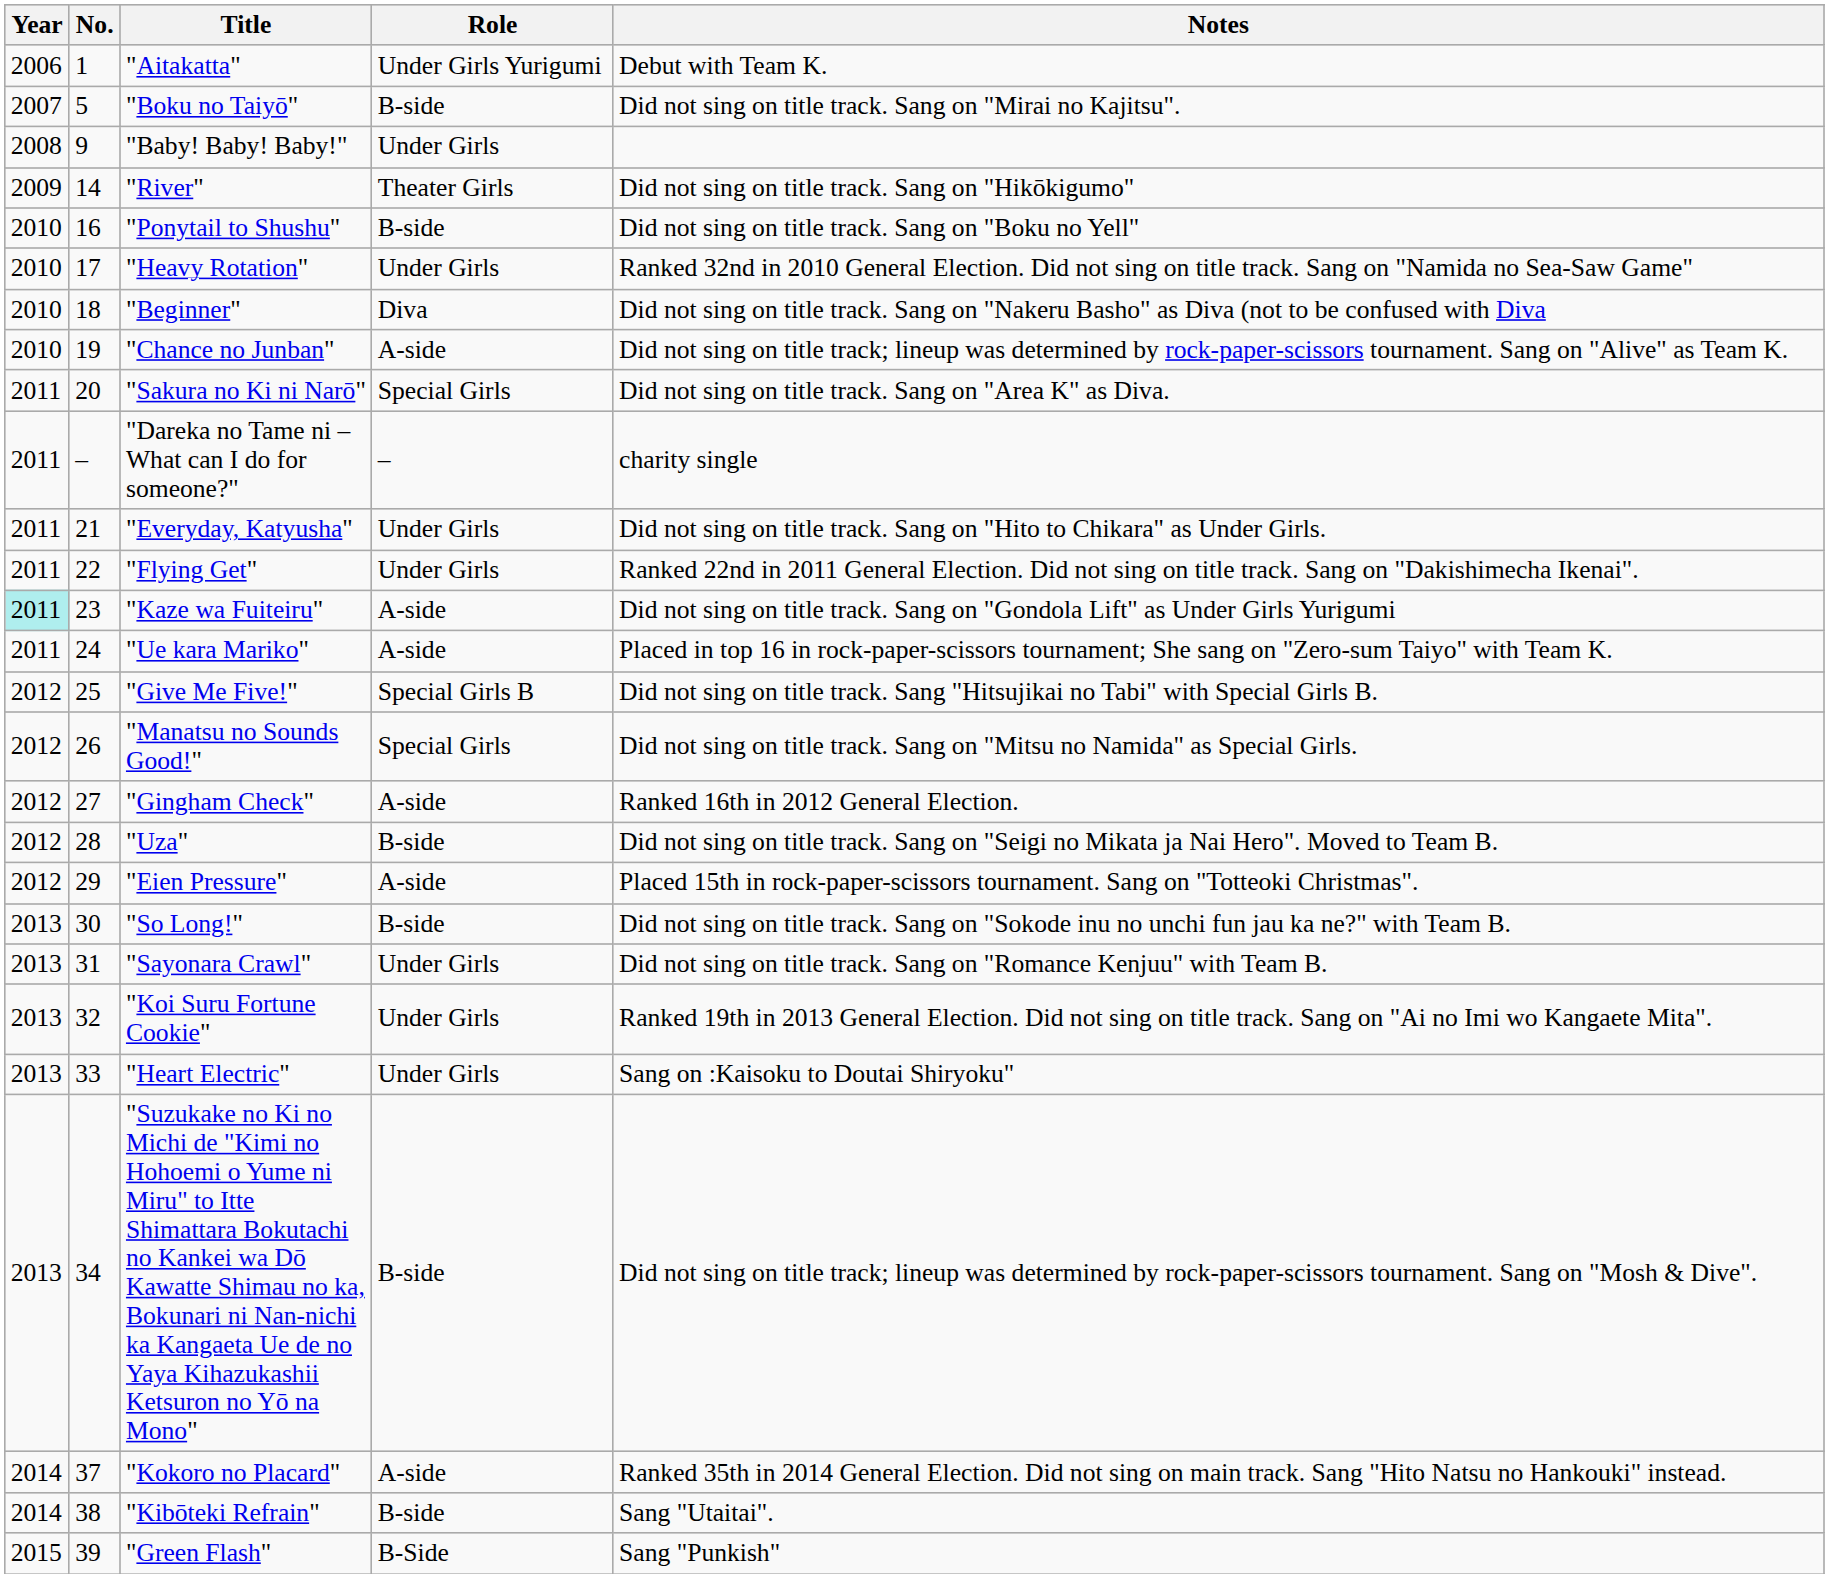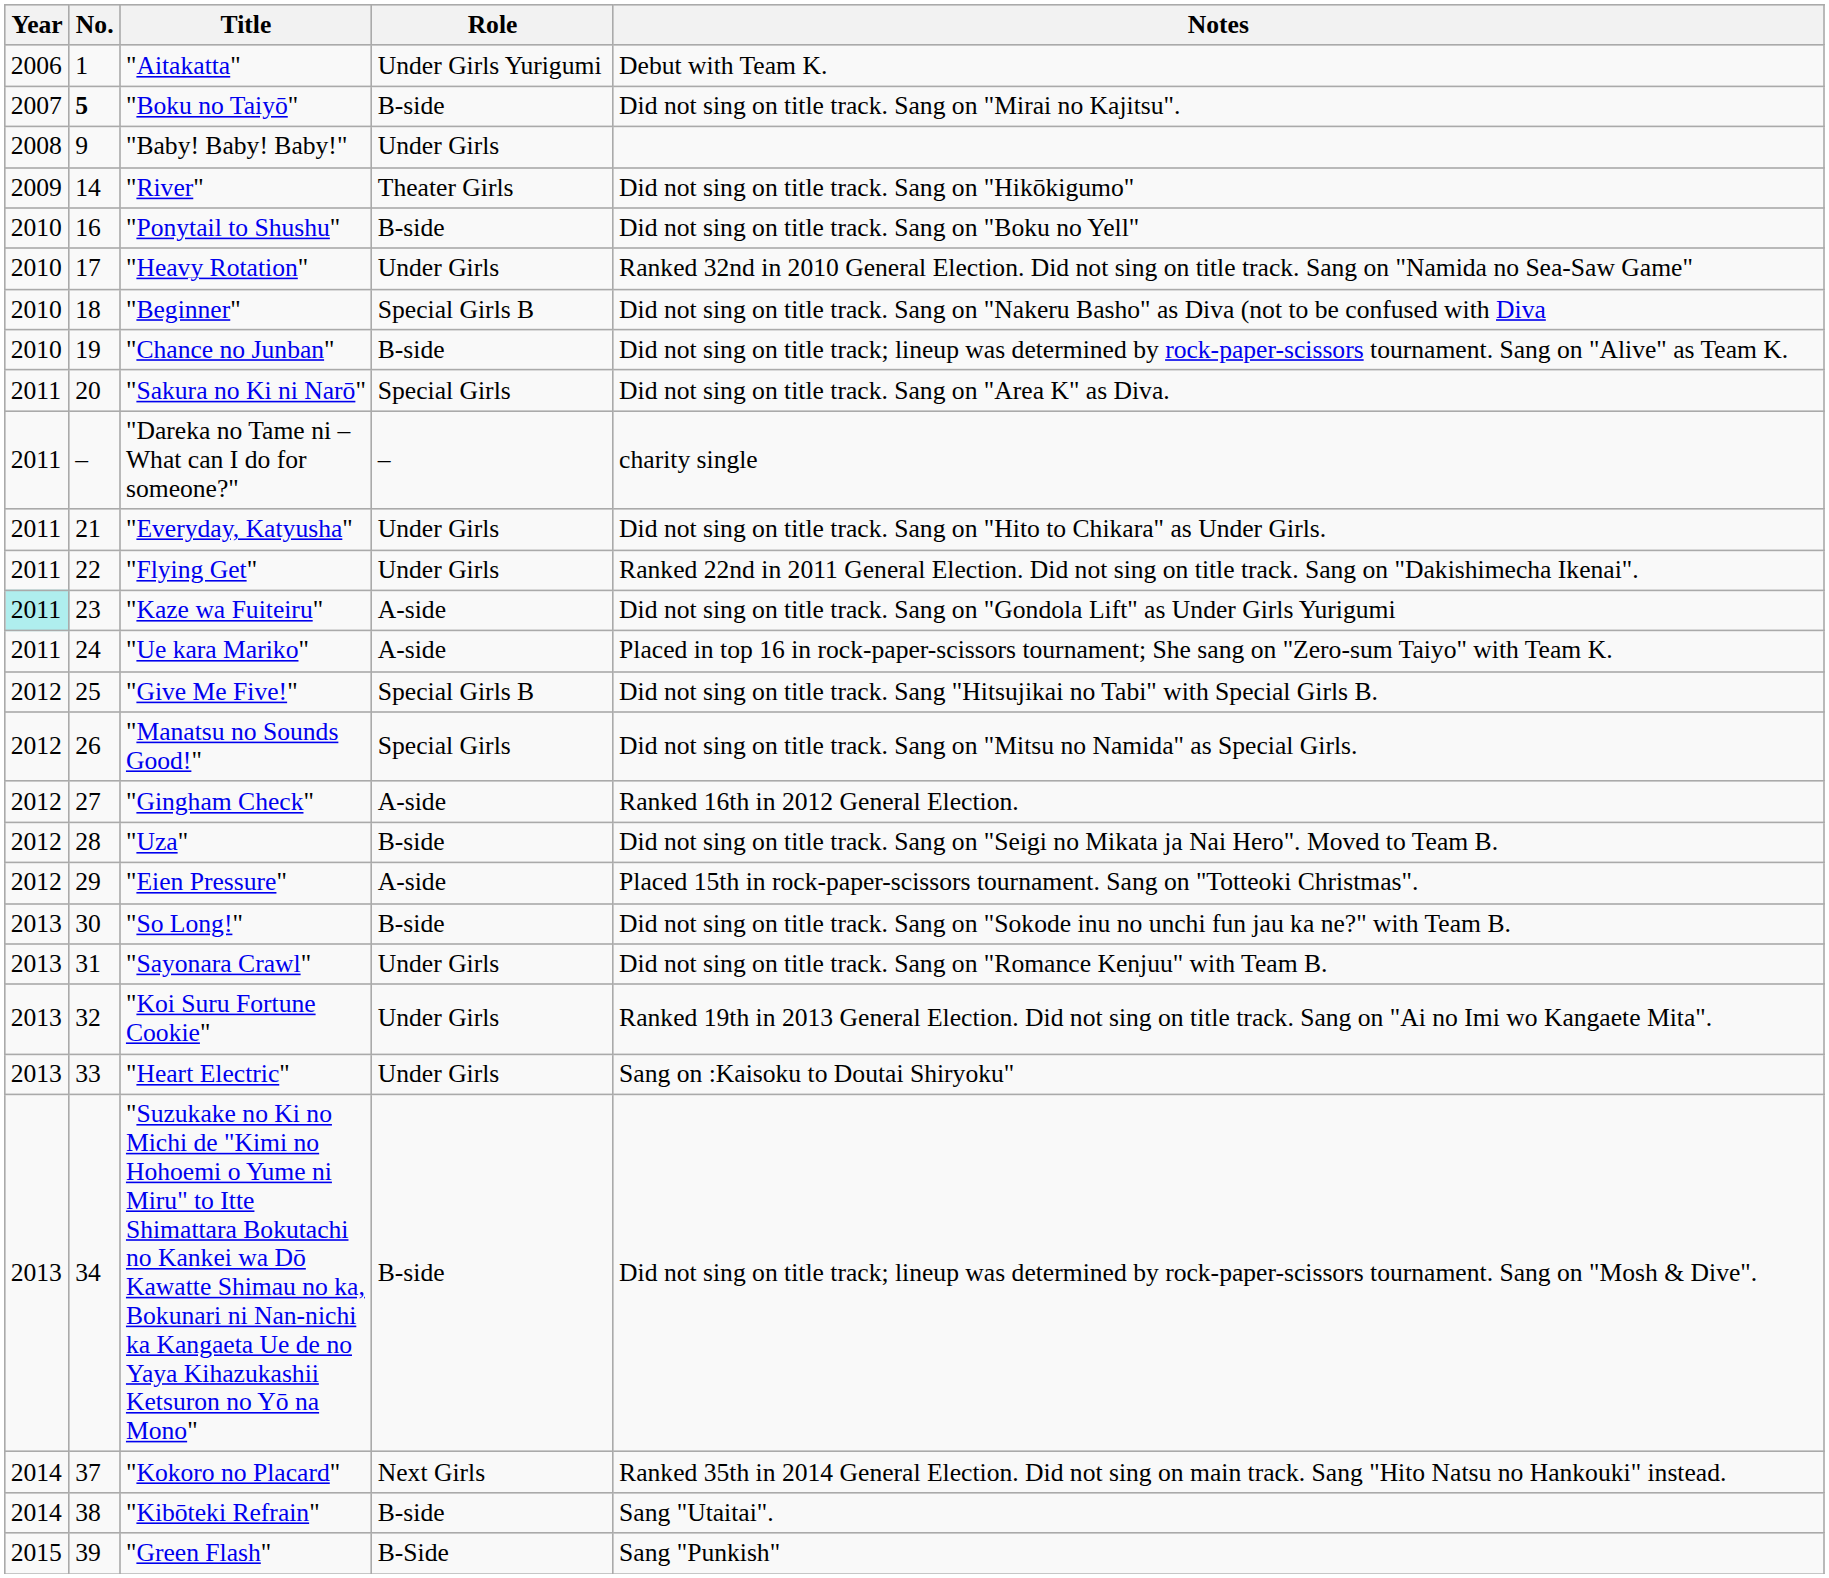(82, 106) normal -> (82, 106) bold
(403, 308) Diva -> (456, 308) Special Girls B
(412, 349) A-side -> (411, 349) B-side
(412, 1471) A-side -> (431, 1471) Next Girls
